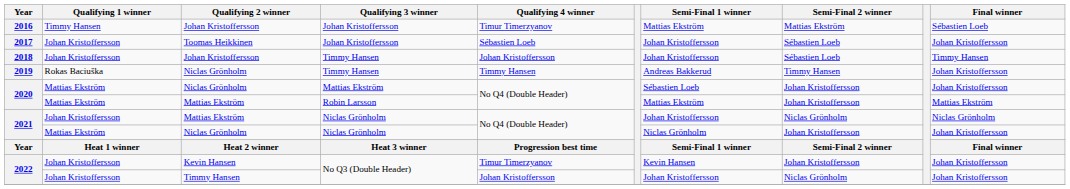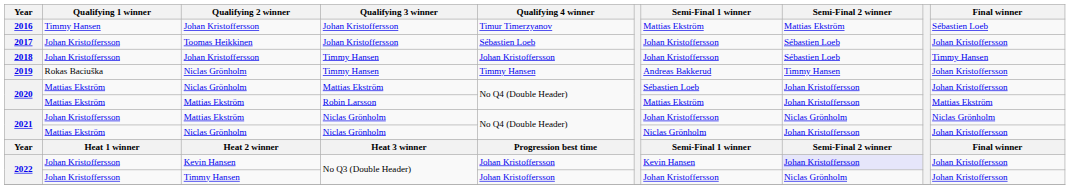(516, 161) Timur Timerzyanov -> (517, 161) Johan Kristoffersson
(822, 161) no background -> (822, 161) lavender background
